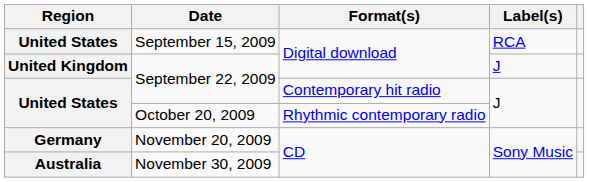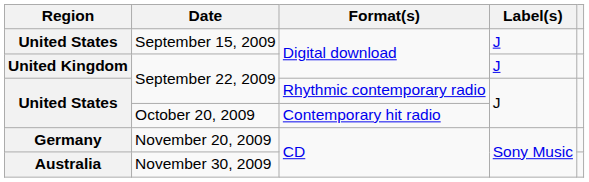(509, 41) RCA -> (497, 41) J
(362, 90) Contemporary hit radio -> (384, 90) Rhythmic contemporary radio
(384, 115) Rhythmic contemporary radio -> (362, 115) Contemporary hit radio
